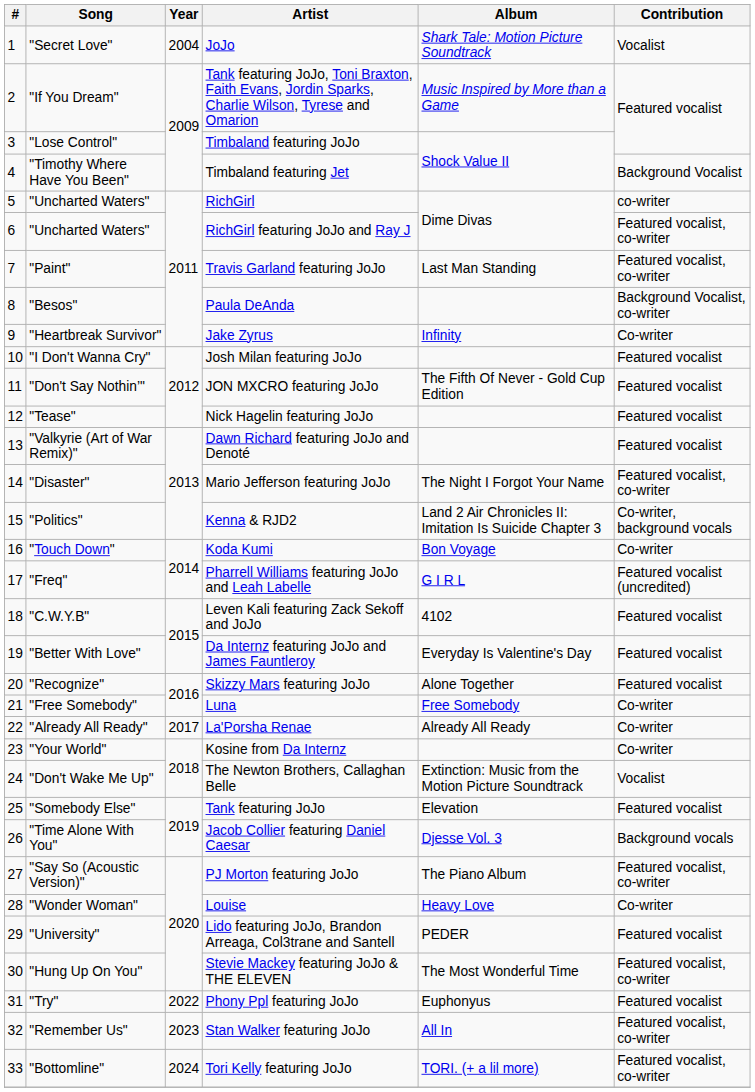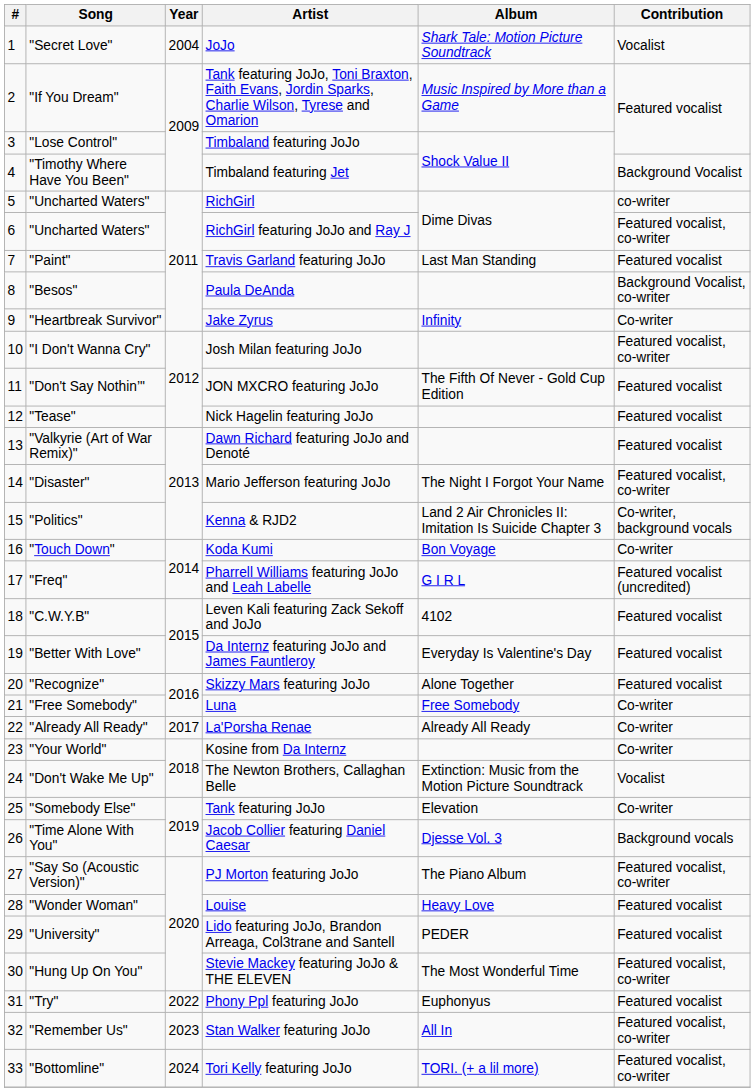(671, 268) Featured vocalist, co-writer -> (670, 261) Featured vocalist
(670, 357) Featured vocalist -> (671, 349) Featured vocalist, co-writer
(670, 808) Featured vocalist -> (645, 808) Co-writer
(645, 905) Co-writer -> (670, 905) Featured vocalist
